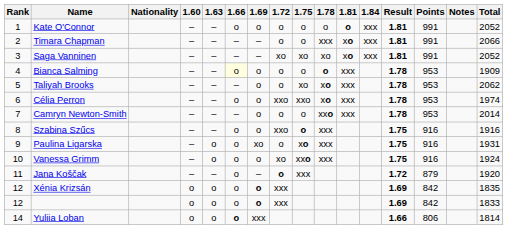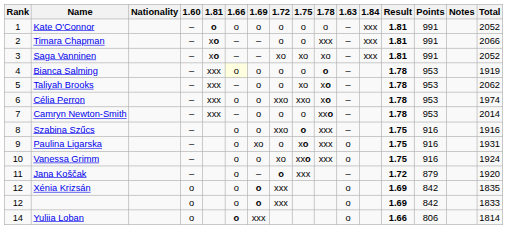columns swapped: (214, 12) <-> (348, 12)
(490, 71) 1909 -> (490, 71) 1919
